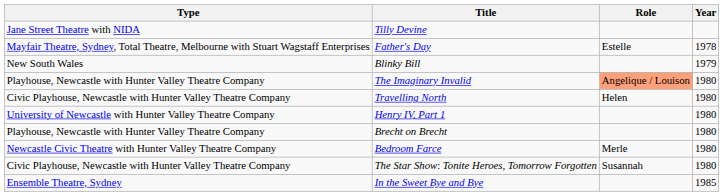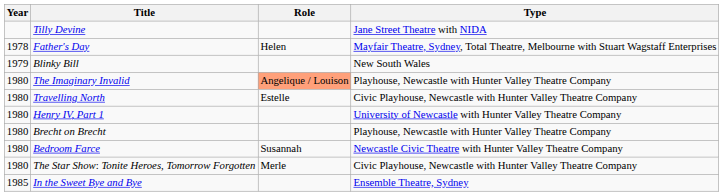columns swapped: (706, 13) <-> (188, 13)
(616, 47) Estelle -> (273, 47) Helen
(615, 98) Helen -> (275, 98) Estelle
(615, 149) Merle -> (281, 149) Susannah
(622, 166) Susannah -> (273, 166) Merle
